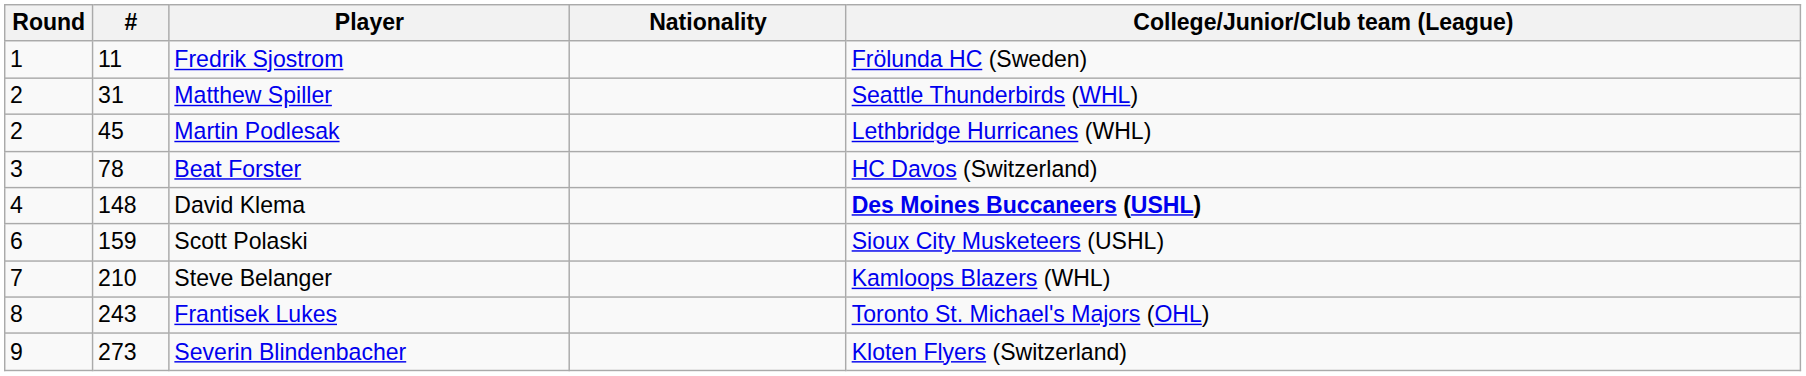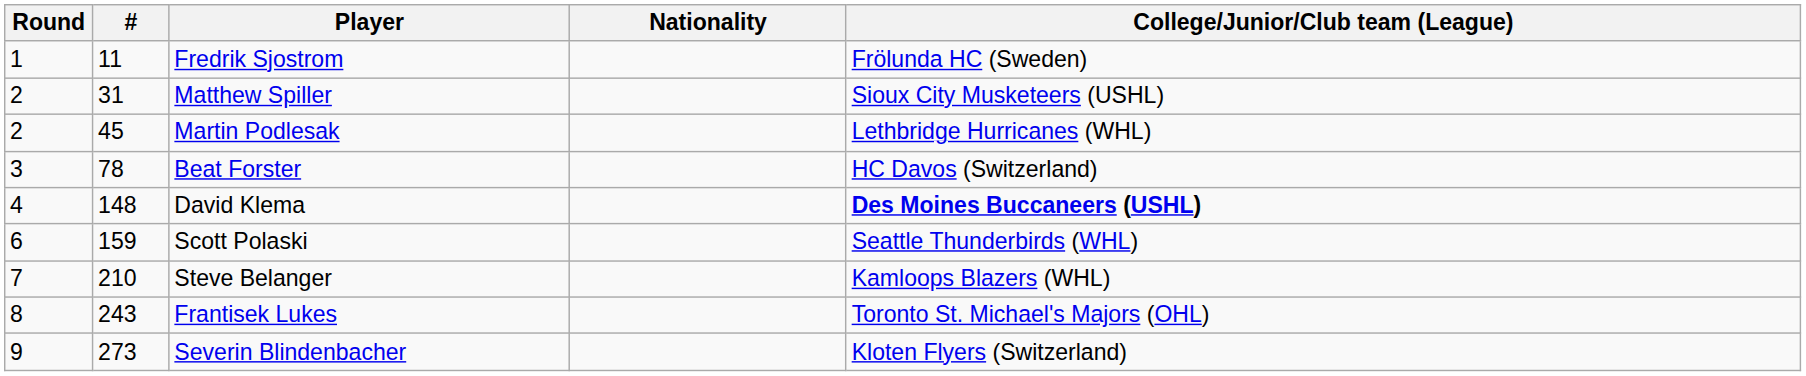(995, 95) Seattle Thunderbirds (WHL) -> (1008, 95) Sioux City Musketeers (USHL)
(1008, 242) Sioux City Musketeers (USHL) -> (995, 242) Seattle Thunderbirds (WHL)
